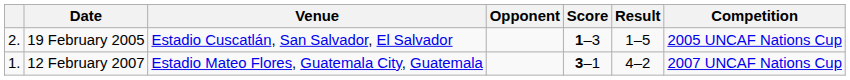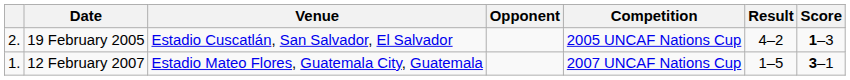columns swapped: (588, 16) <-> (755, 16)
(638, 39) 1–5 -> (771, 39) 4–2
(638, 63) 4–2 -> (771, 63) 1–5
